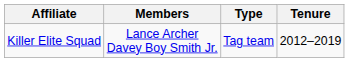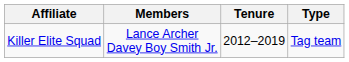columns swapped: (311, 14) <-> (249, 14)
